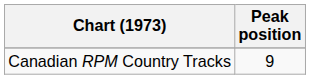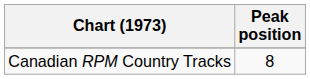(270, 61) 9 -> (270, 61) 8
